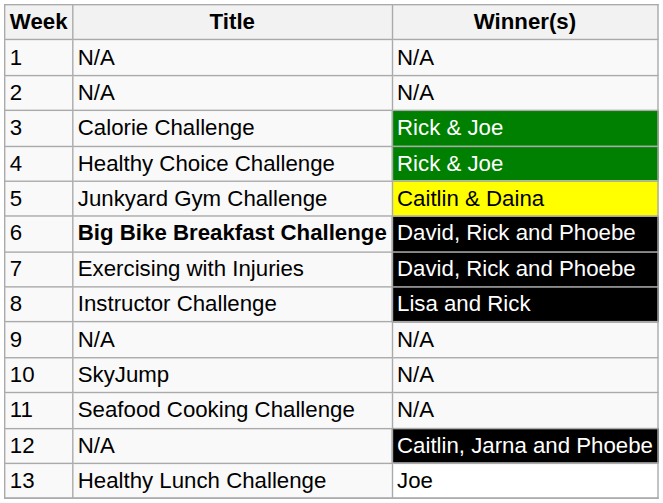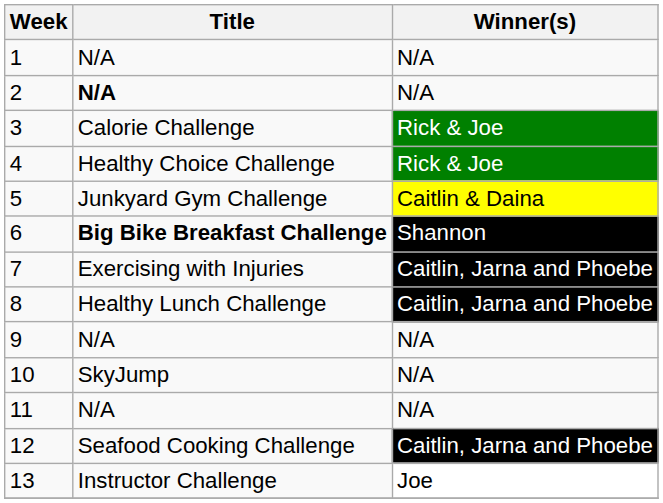(96, 92) normal -> (97, 92) bold
(516, 233) David, Rick and Phoebe -> (442, 233) Shannon
(516, 269) David, Rick and Phoebe -> (525, 269) Caitlin, Jarna and Phoebe
(177, 304) Instructor Challenge -> (202, 304) Healthy Lunch Challenge
(464, 304) Lisa and Rick -> (525, 304) Caitlin, Jarna and Phoebe
(216, 410) Seafood Cooking Challenge -> (96, 410) N/A
(96, 445) N/A -> (216, 445) Seafood Cooking Challenge
(202, 480) Healthy Lunch Challenge -> (177, 480) Instructor Challenge
